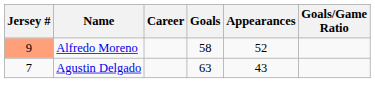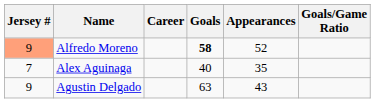(205, 48) normal -> (205, 48) bold
+ row: (94, 68)
(29, 68) 7 -> (29, 87) 9
